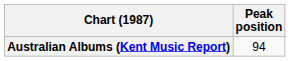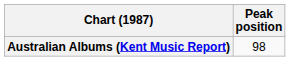(259, 46) 94 -> (259, 46) 98
